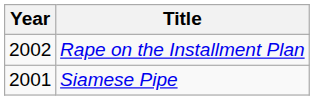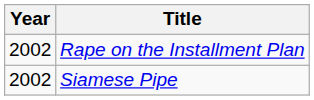(30, 79) 2001 -> (30, 79) 2002
